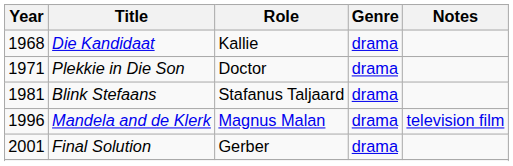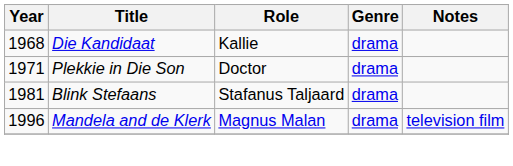- row: (102, 146)
